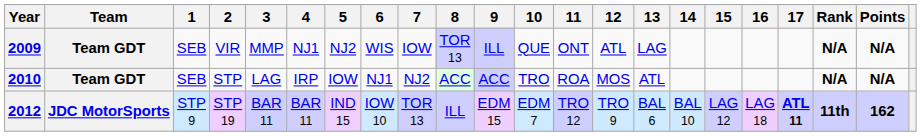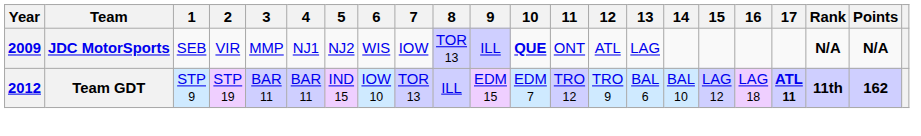(109, 48) Team GDT -> (109, 48) JDC MotorSports
(534, 48) normal -> (530, 48) bold
- row: (24, 80)
(109, 112) JDC MotorSports -> (109, 88) Team GDT
